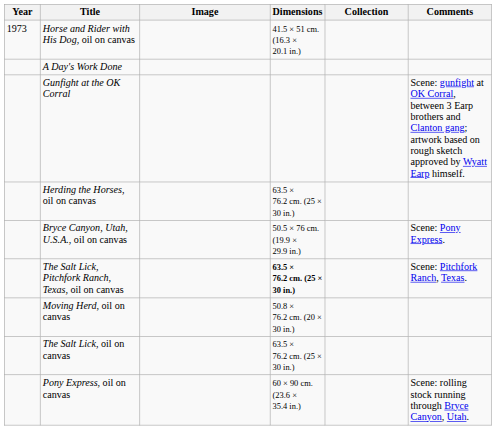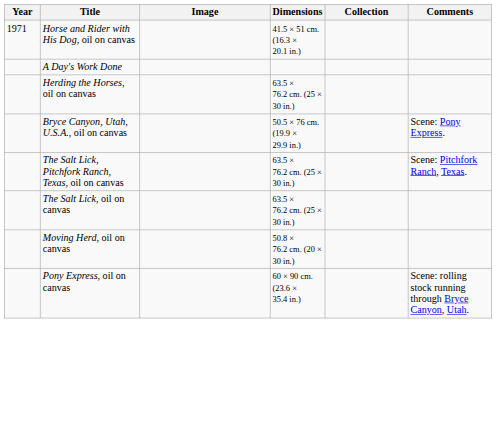(17, 28) 1973 -> (17, 28) 1971
- row: (82, 88)
(297, 278) bold -> (297, 172) normal
rows swapped: (84, 350) <-> (84, 311)
